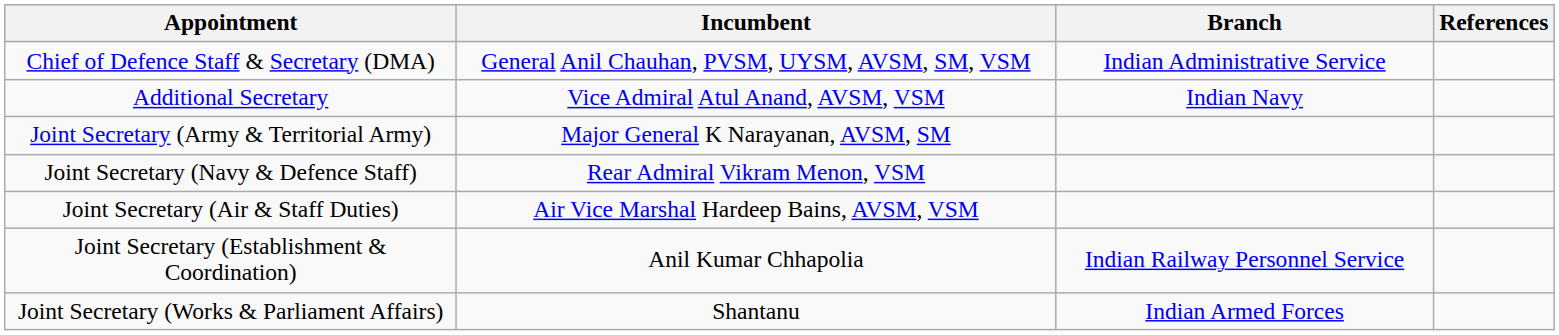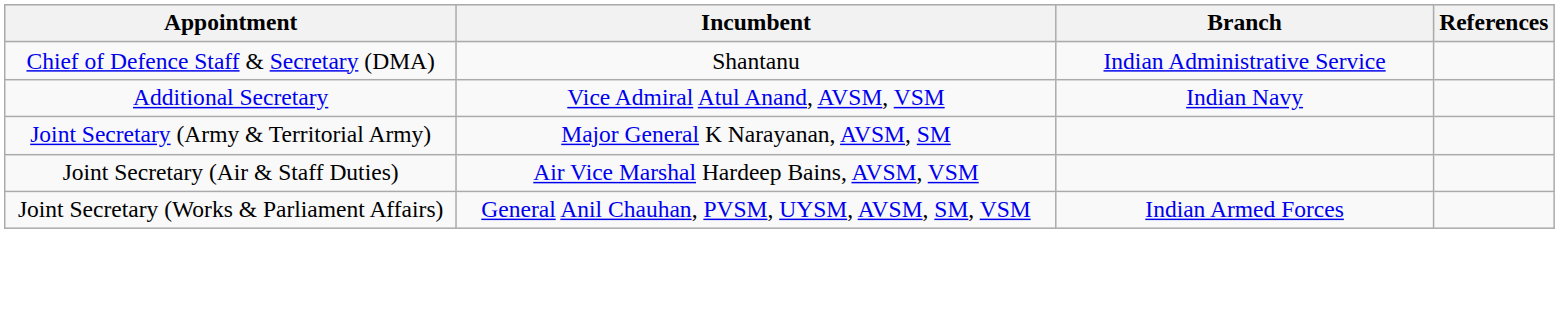(756, 60) General Anil Chauhan, PVSM, UYSM, AVSM, SM, VSM -> (756, 60) Shantanu
- row: (231, 172)
- row: (231, 260)
(756, 310) Shantanu -> (756, 209) General Anil Chauhan, PVSM, UYSM, AVSM, SM, VSM
